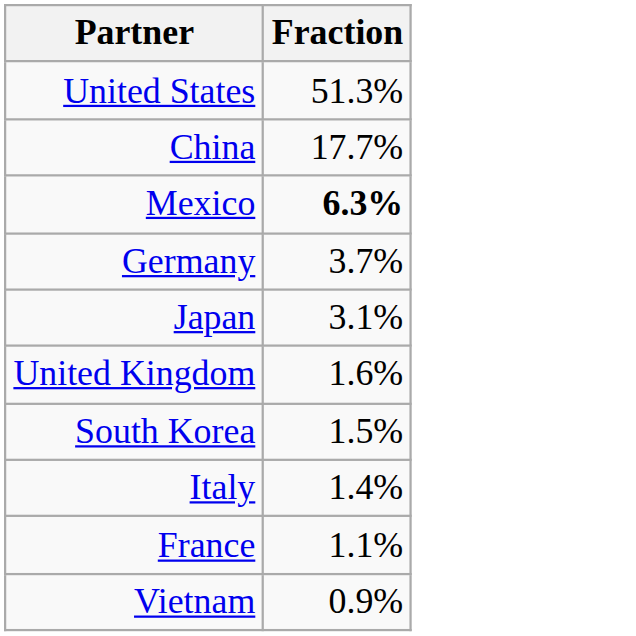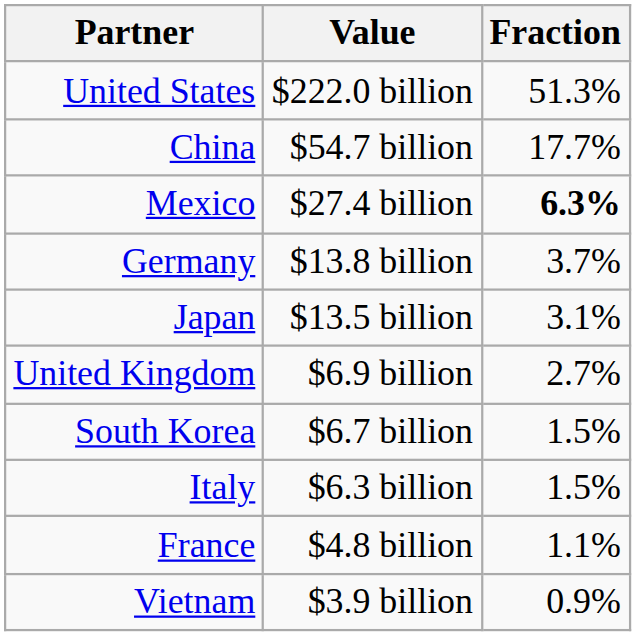+ column: (372, 32)
(366, 373) 1.6% -> (584, 373) 2.7%
(366, 487) 1.4% -> (584, 487) 1.5%
